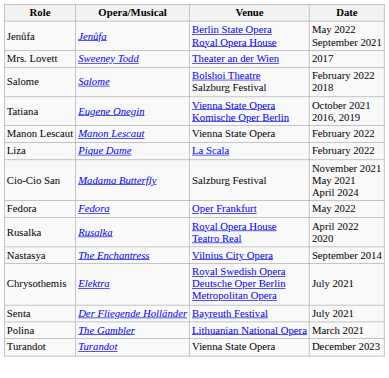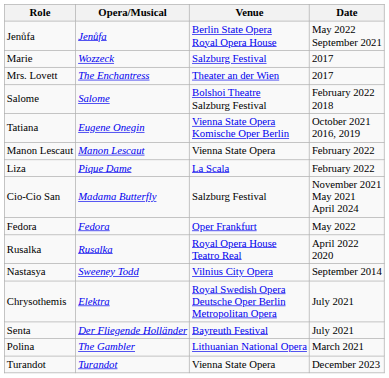+ row: (20, 59)
(108, 59) Sweeney Todd -> (114, 76) The Enchantress
(114, 255) The Enchantress -> (108, 272) Sweeney Todd
